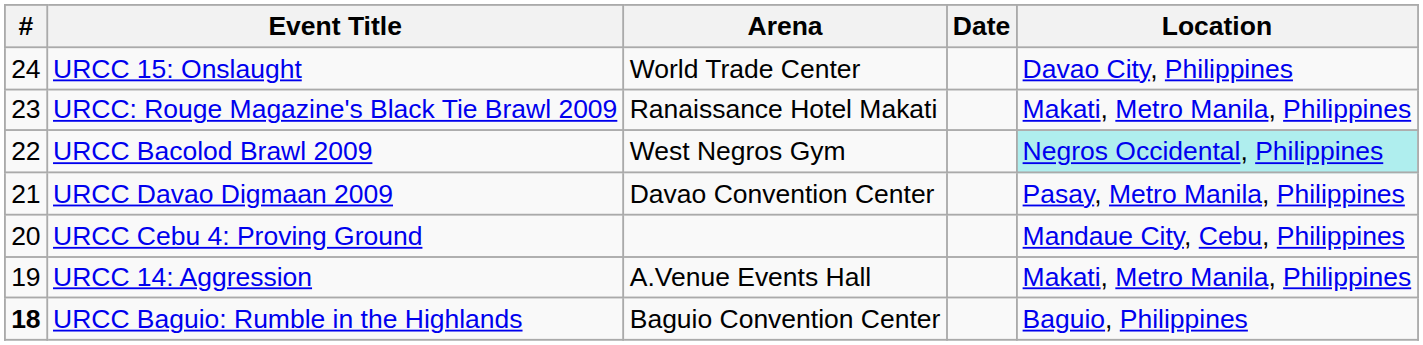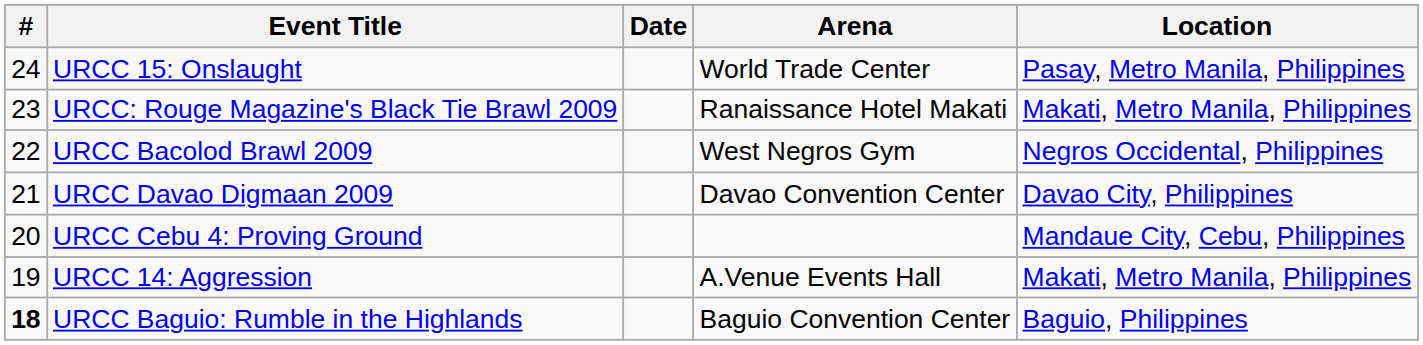columns swapped: (981, 26) <-> (785, 26)
(1158, 68) Davao City, Philippines -> (1214, 68) Pasay, Metro Manila, Philippines
(1203, 152) paleturquoise background -> (1203, 152) no background
(1214, 194) Pasay, Metro Manila, Philippines -> (1158, 194) Davao City, Philippines
